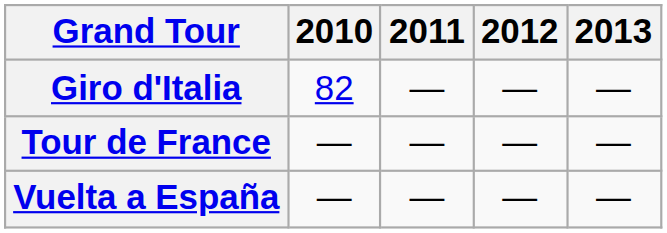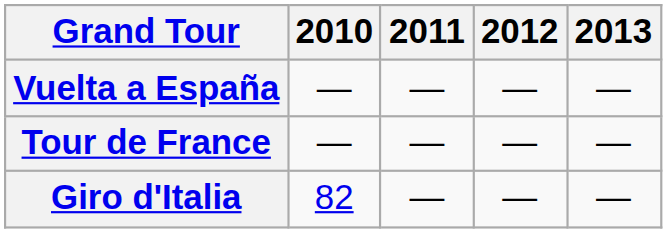rows swapped: (146, 87) <-> (146, 198)
